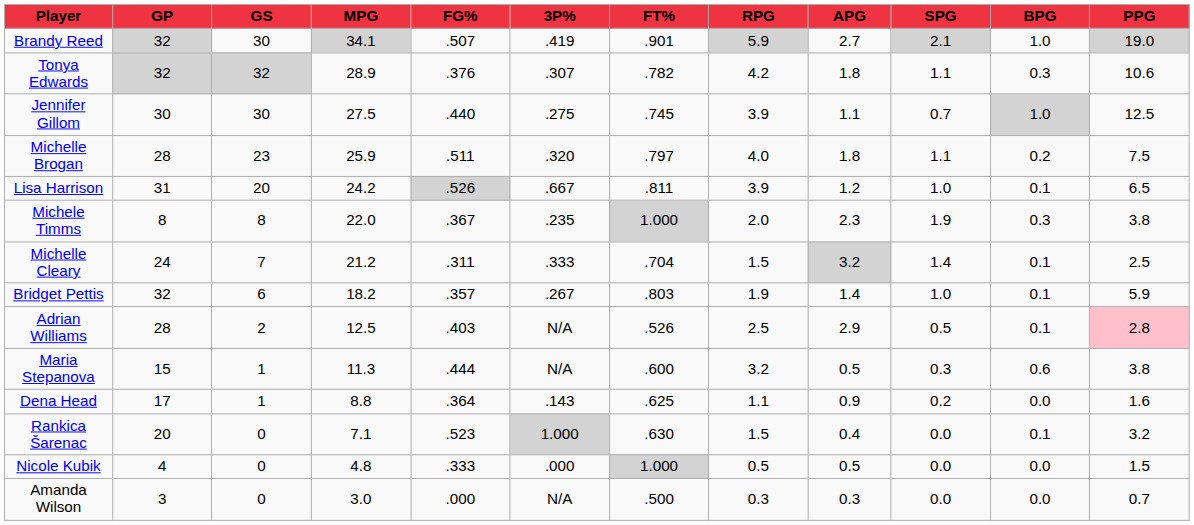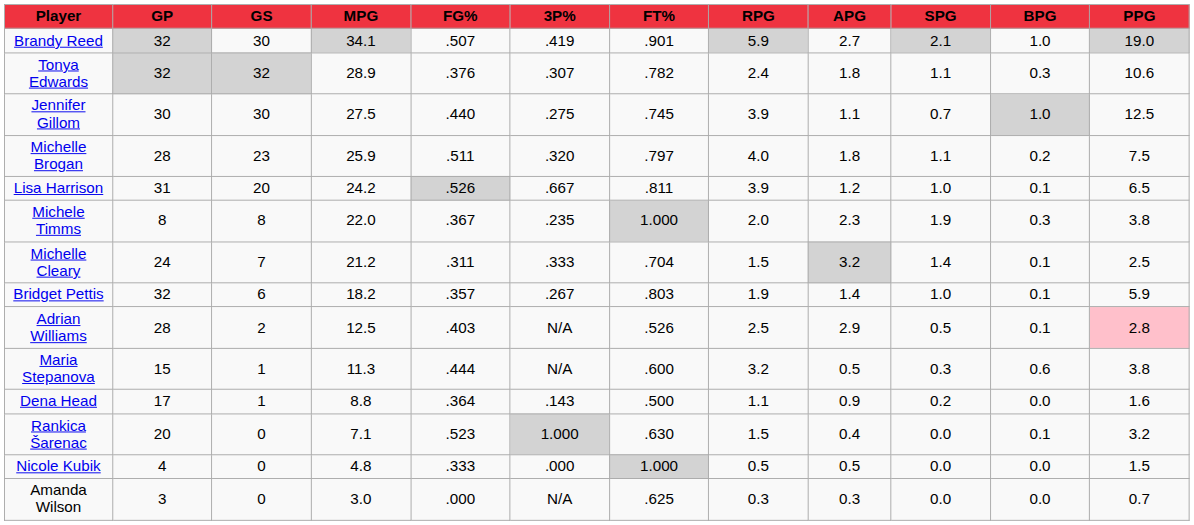(758, 73) 4.2 -> (758, 73) 2.4
(659, 401) .625 -> (659, 401) .500
(659, 499) .500 -> (659, 499) .625
